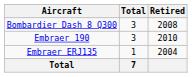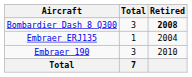(167, 25) normal -> (167, 25) bold
rows swapped: (62, 52) <-> (62, 38)
